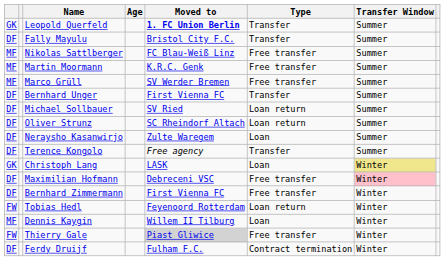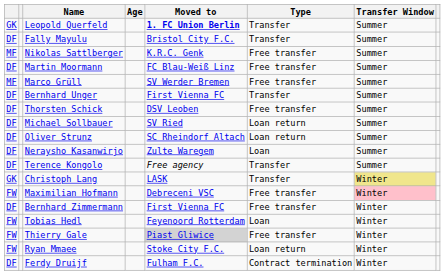(191, 53) FC Blau-Weiß Linz -> (175, 53) K.R.C. Genk
(12, 67) MF -> (12, 67) DF
(175, 67) K.R.C. Genk -> (191, 67) FC Blau-Weiß Linz
+ row: (64, 109)
(259, 165) Loan -> (270, 179) Transfer
(12, 179) DF -> (12, 193) FW
(277, 207) Loan return -> (259, 221) Loan
- row: (58, 221)
+ row: (51, 249)
